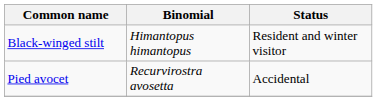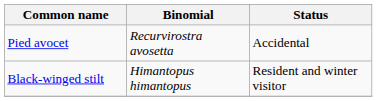rows swapped: (56, 43) <-> (38, 78)
